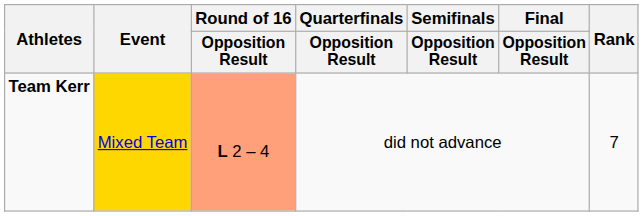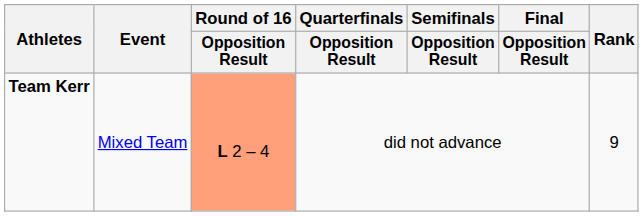(143, 143) gold background -> (143, 143) no background
(614, 143) 7 -> (614, 143) 9
